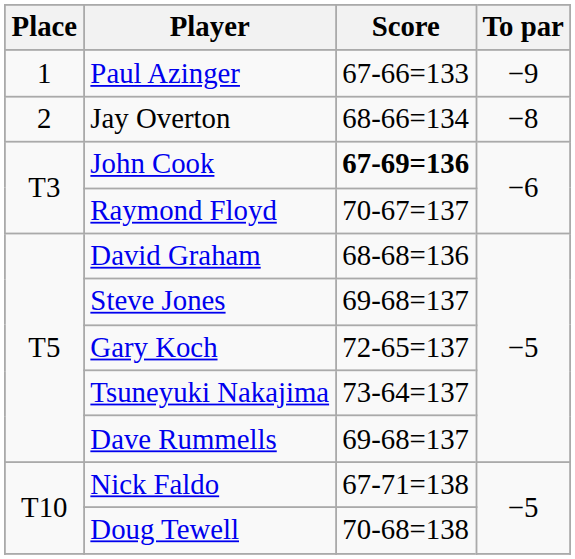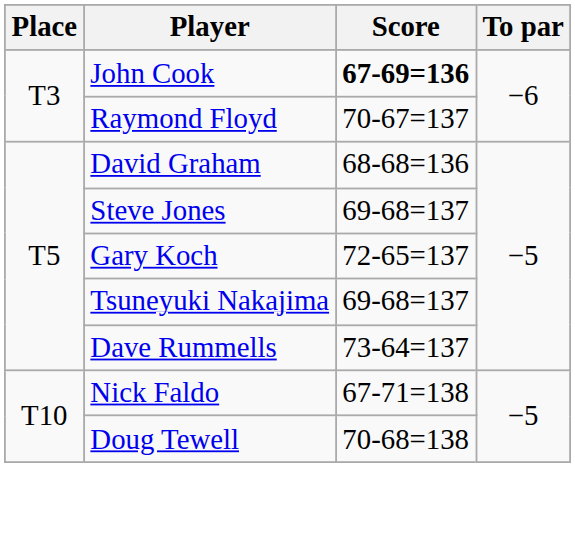- row: (165, 73)
- row: (160, 118)
(406, 392) 73-64=137 -> (406, 301) 69-68=137
(406, 438) 69-68=137 -> (406, 347) 73-64=137
